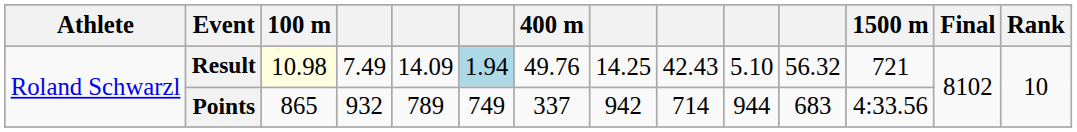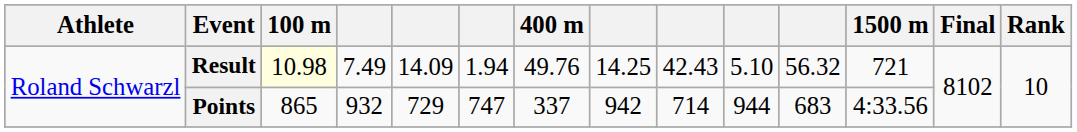(487, 66) lightblue background -> (487, 66) no background
(425, 107) 789 -> (425, 107) 729
(487, 107) 749 -> (487, 107) 747
